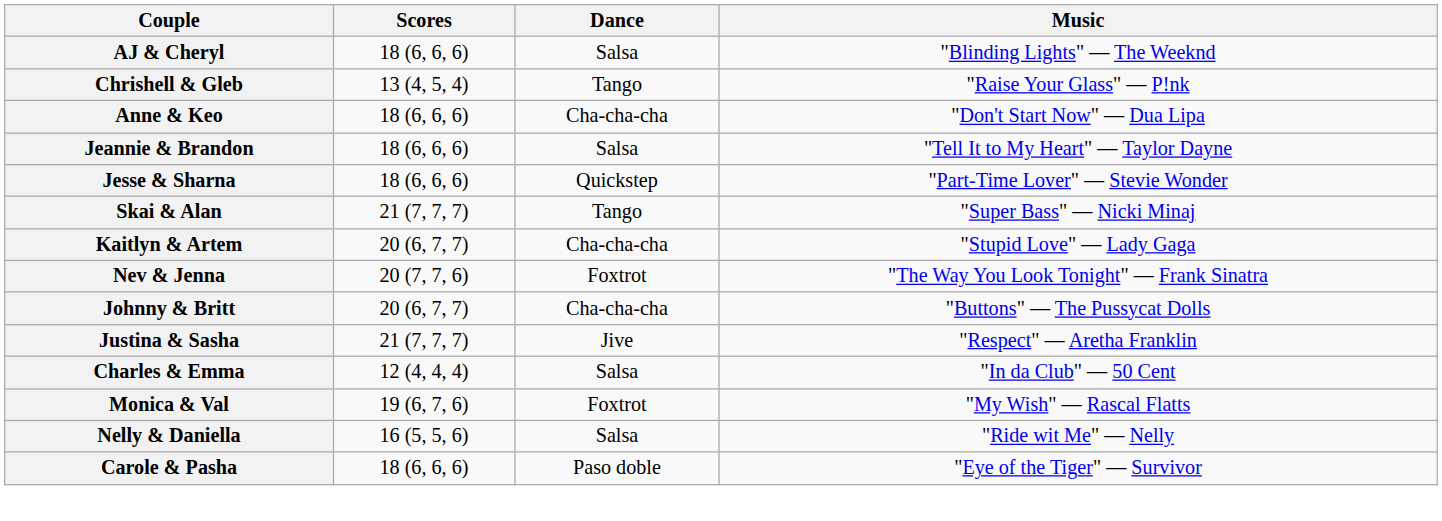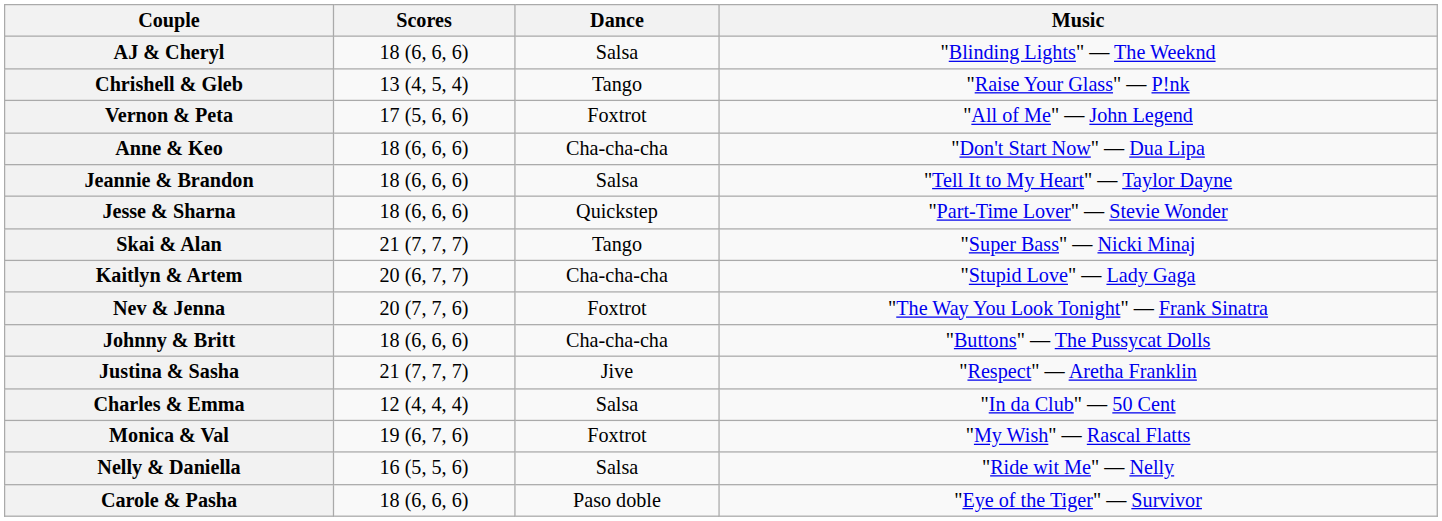+ row: (169, 116)
(424, 308) 20 (6, 7, 7) -> (424, 340) 18 (6, 6, 6)
